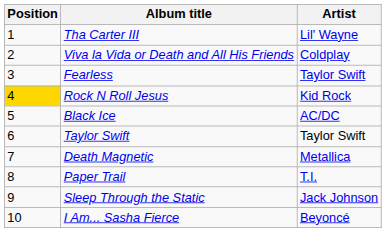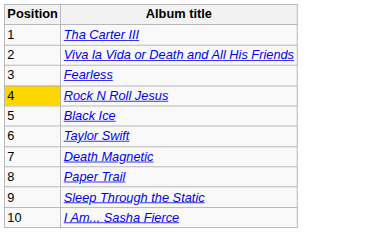- column: (339, 14)
